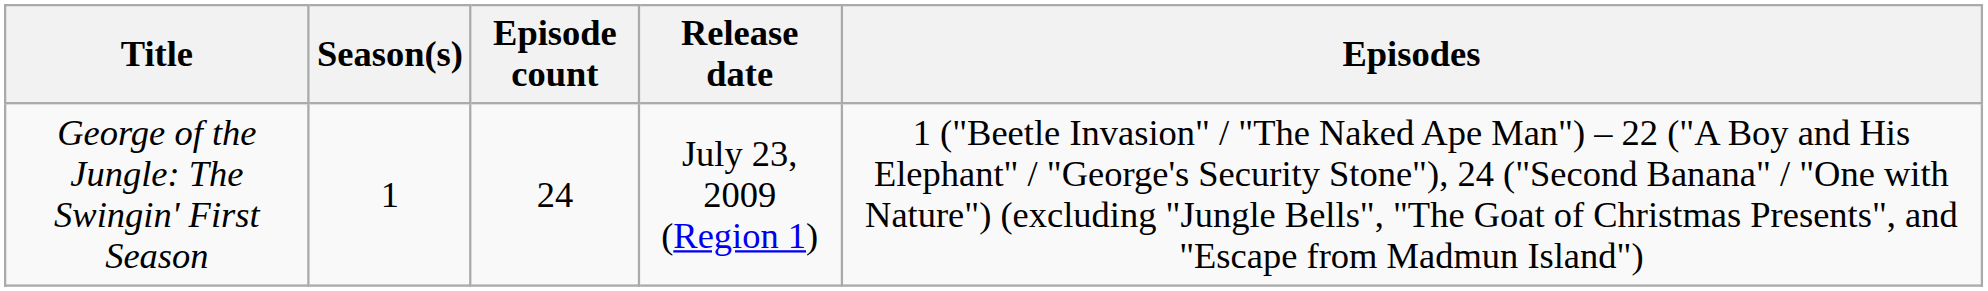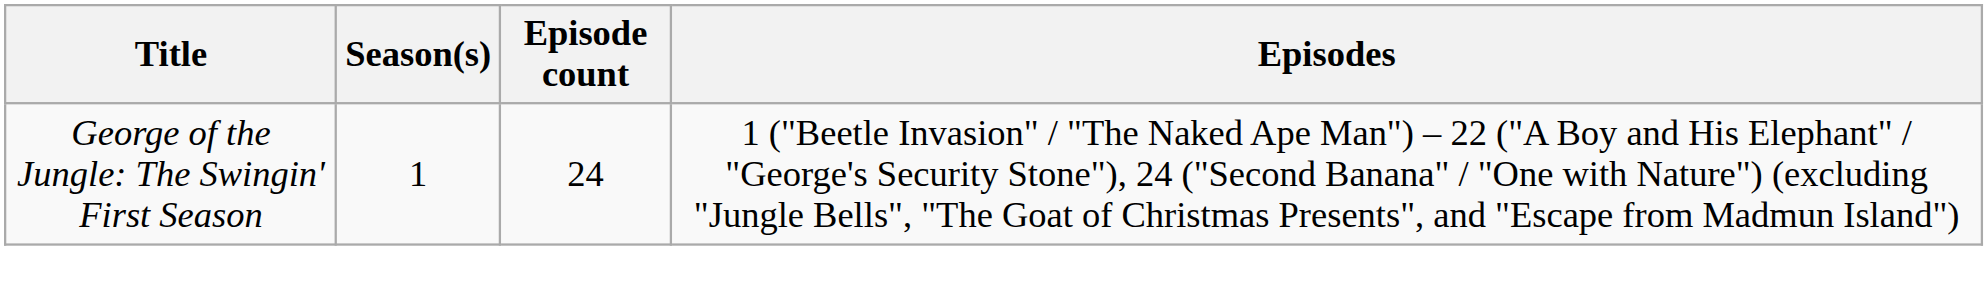- column: (740, 53)
